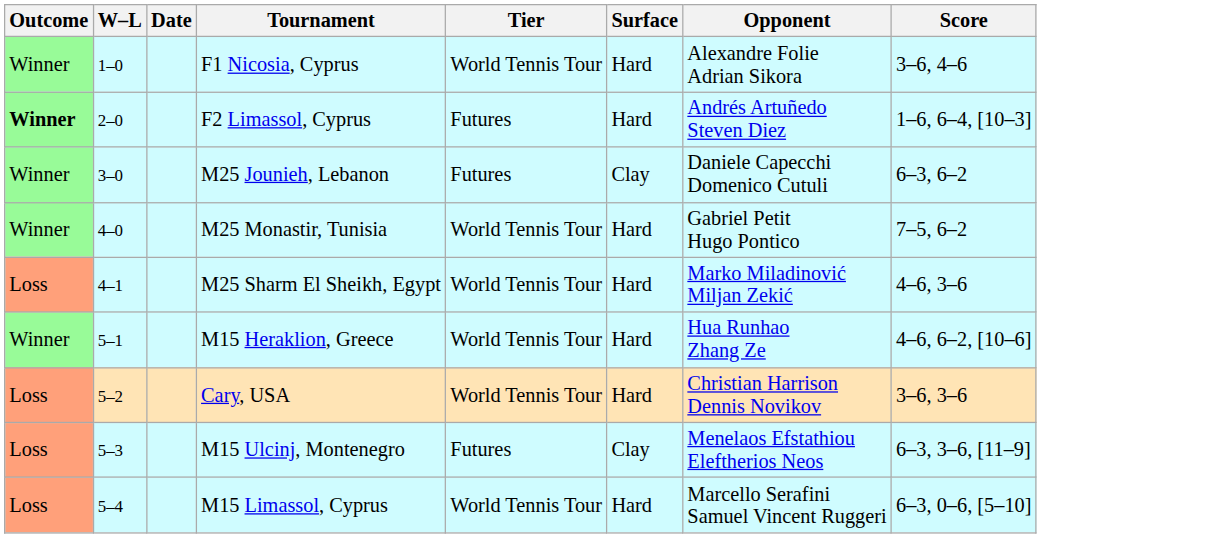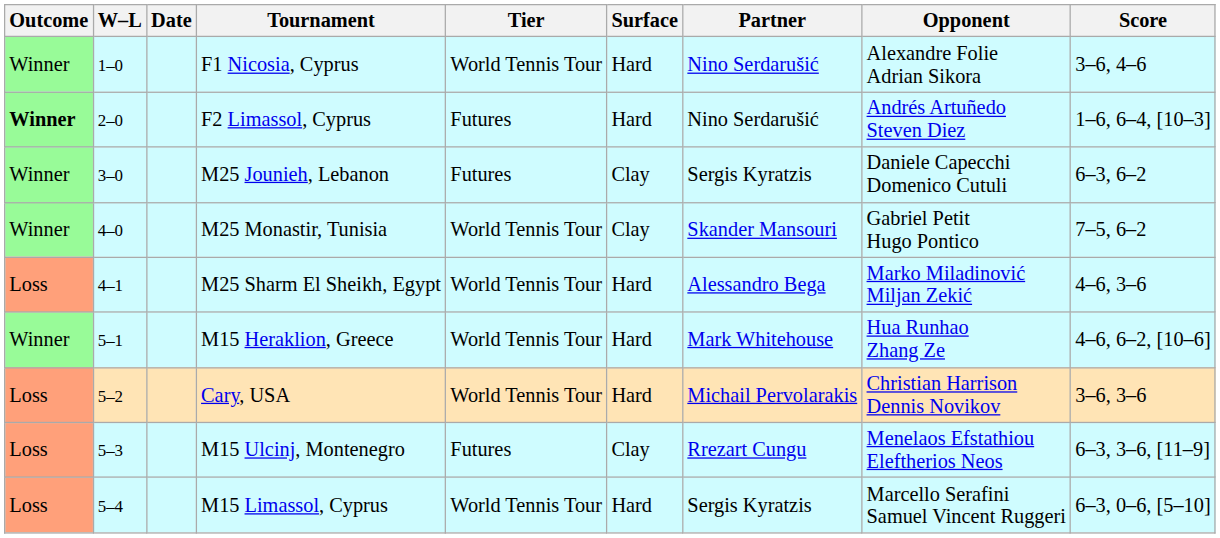+ column: (772, 20)
(632, 229) Hard -> (631, 229) Clay
